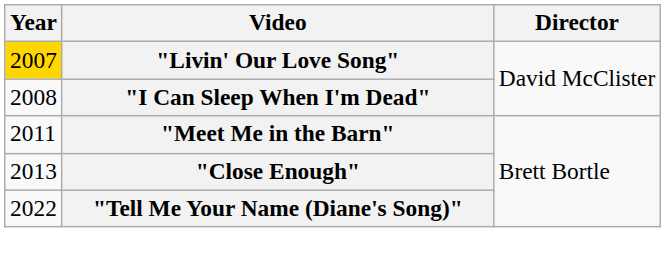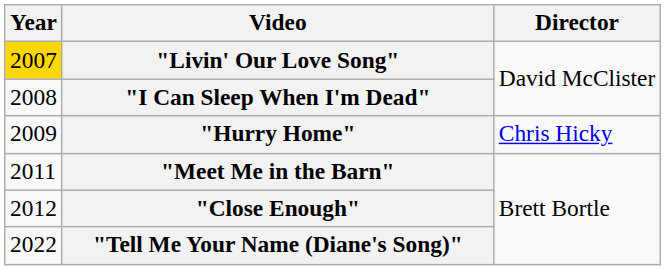+ row: (278, 134)
(33, 171) 2013 -> (33, 208) 2012
